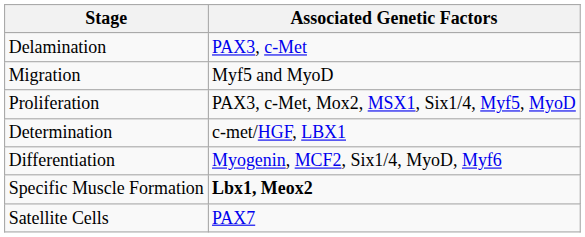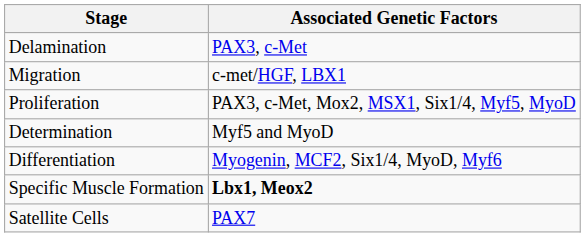(273, 75) Myf5 and MyoD -> (279, 75) c-met/HGF, LBX1
(279, 132) c-met/HGF, LBX1 -> (273, 132) Myf5 and MyoD
